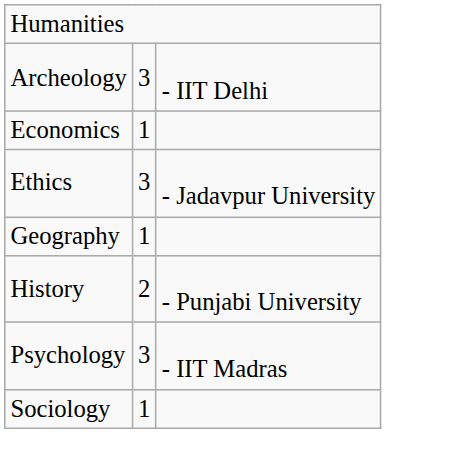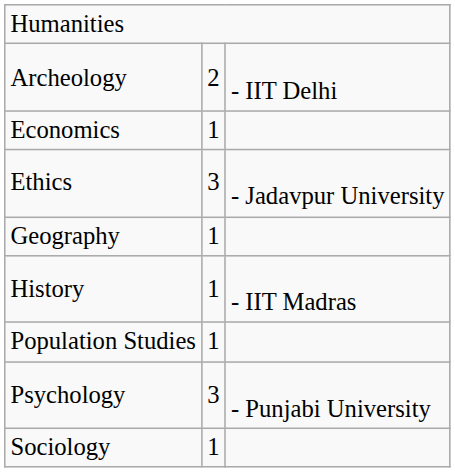(144, 76) 3 -> (213, 76) 2
(144, 288) 2 -> (213, 288) 1
(262, 302) - Punjabi University -> (294, 302) - IIT Madras
+ row: (103, 341)
(225, 369) - IIT Madras -> (331, 408) - Punjabi University
